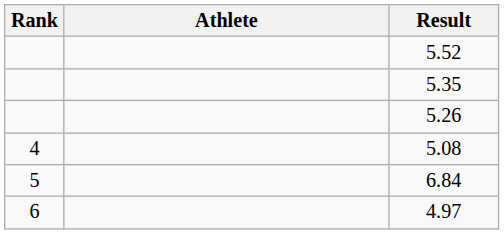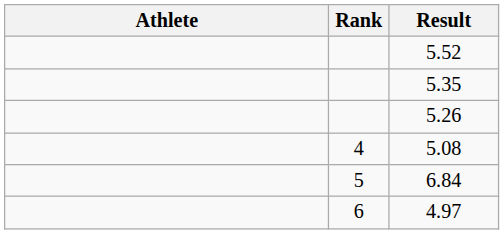columns swapped: (34, 20) <-> (226, 20)
